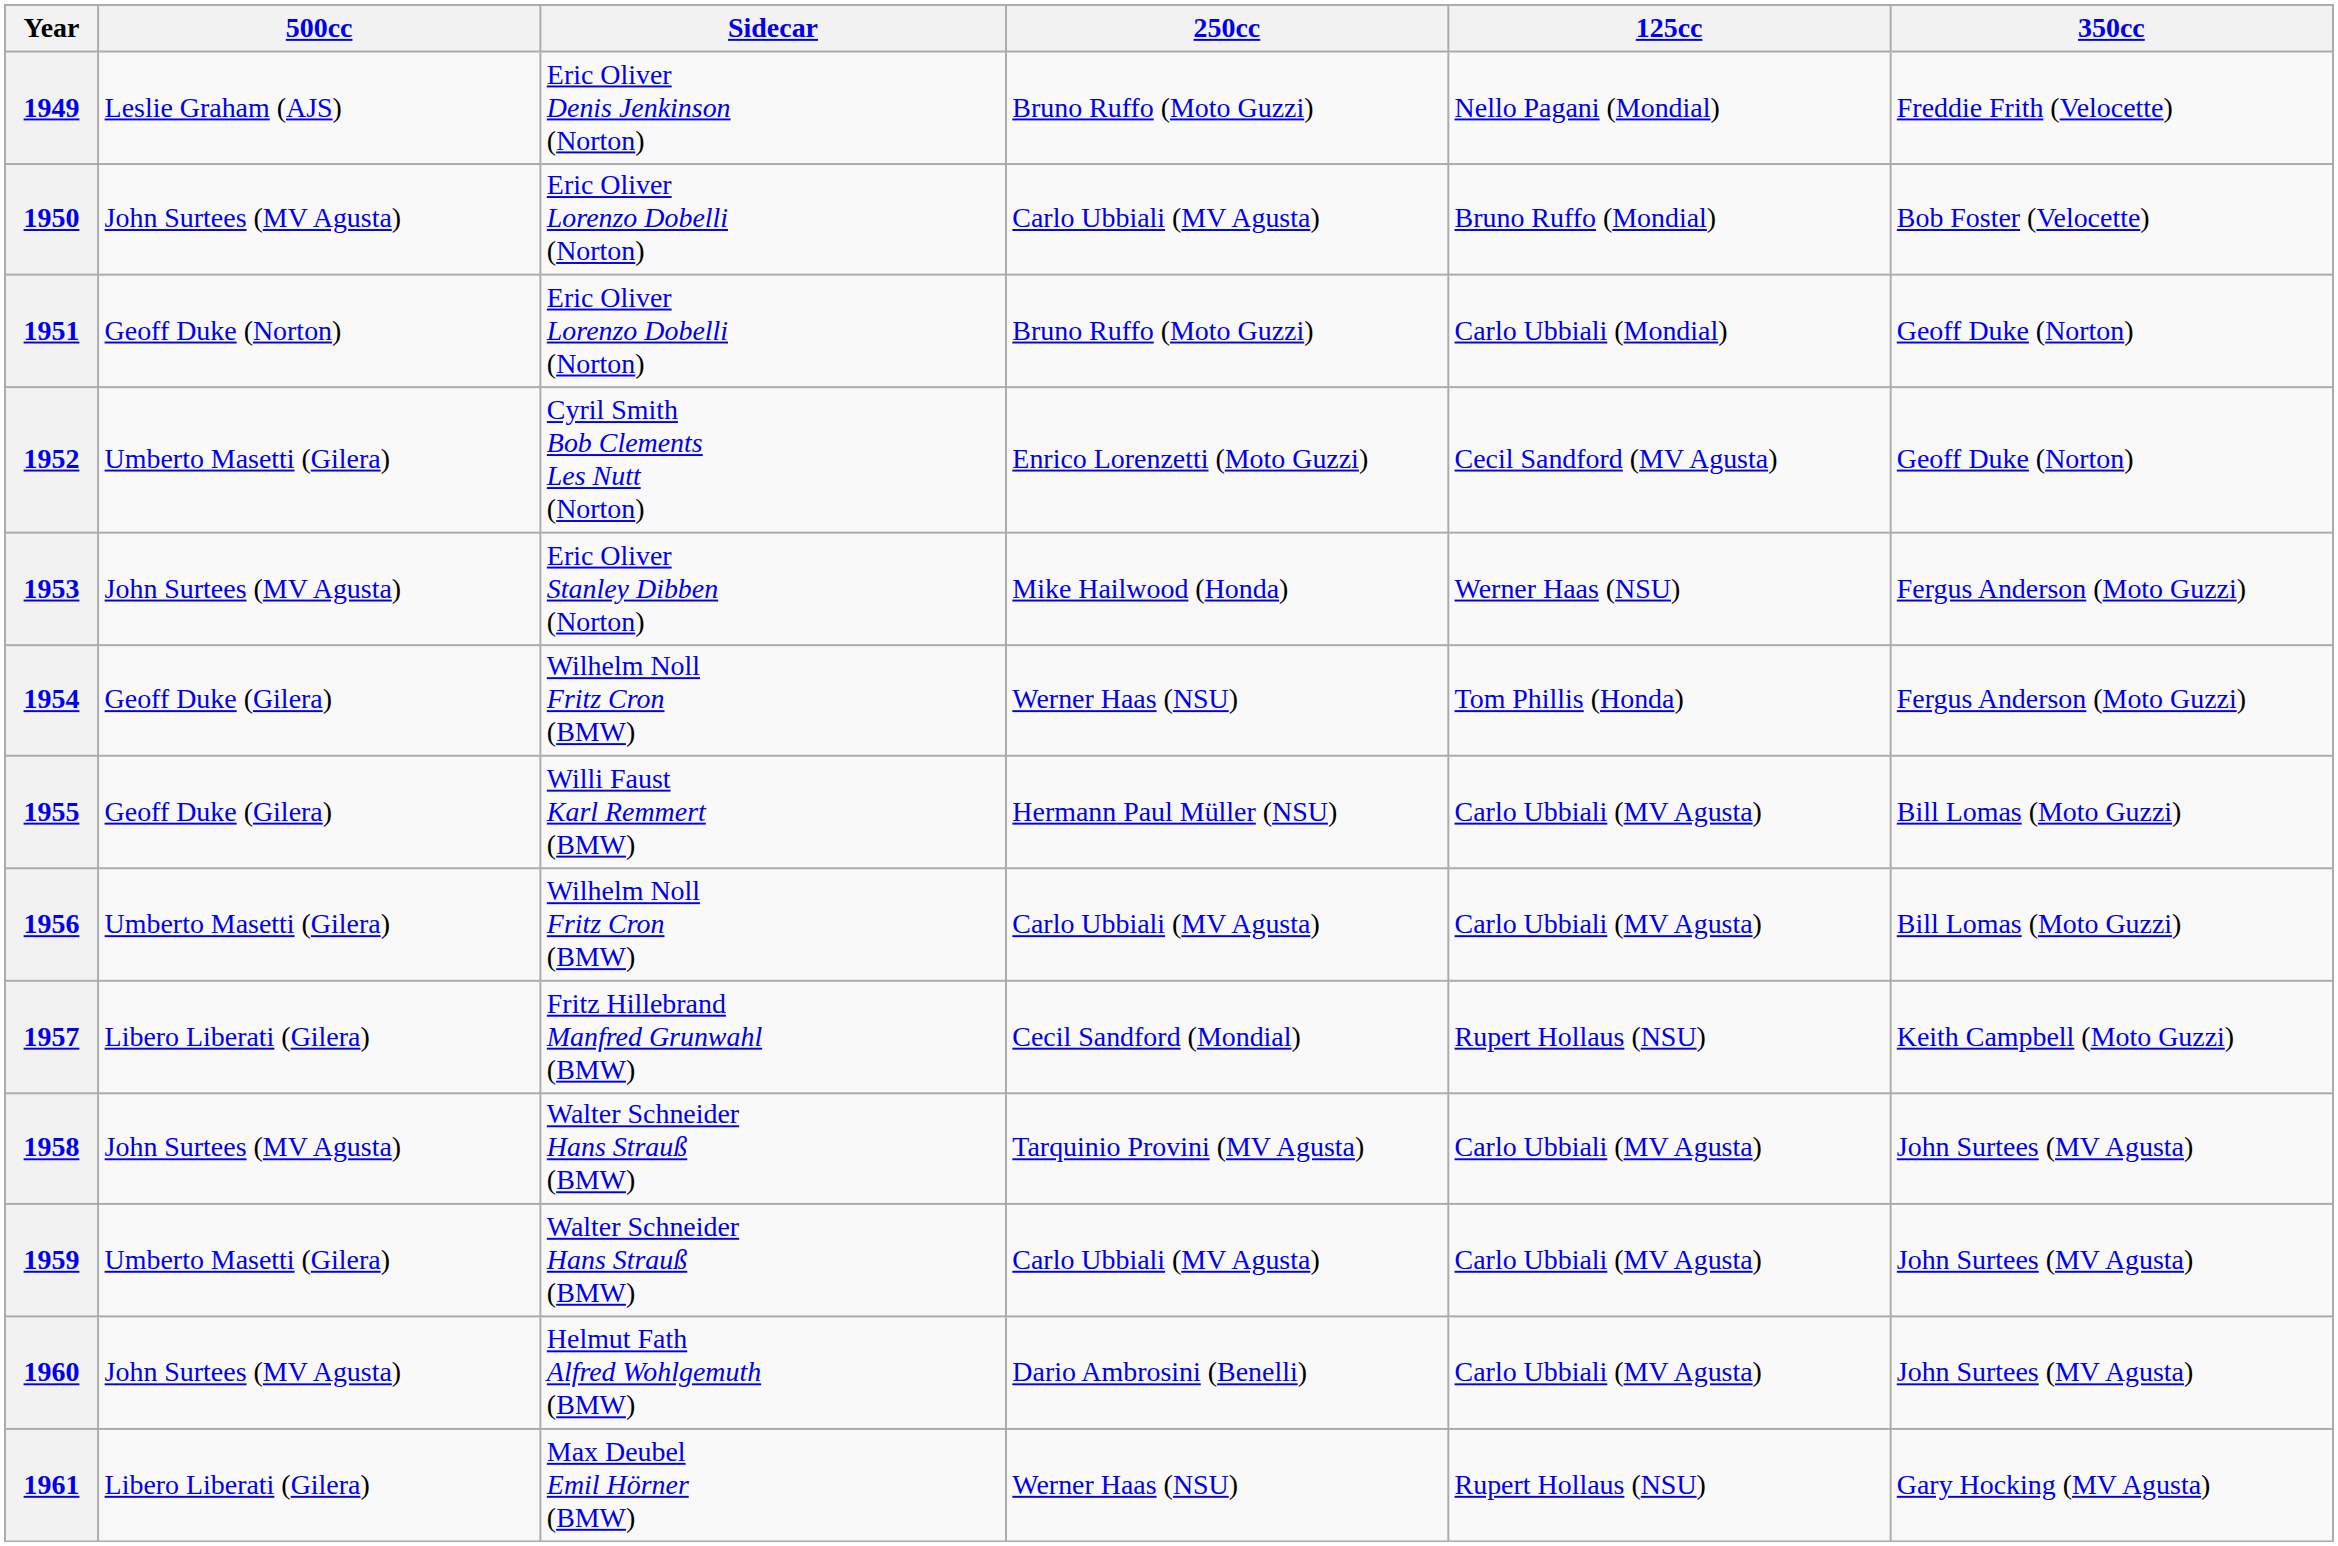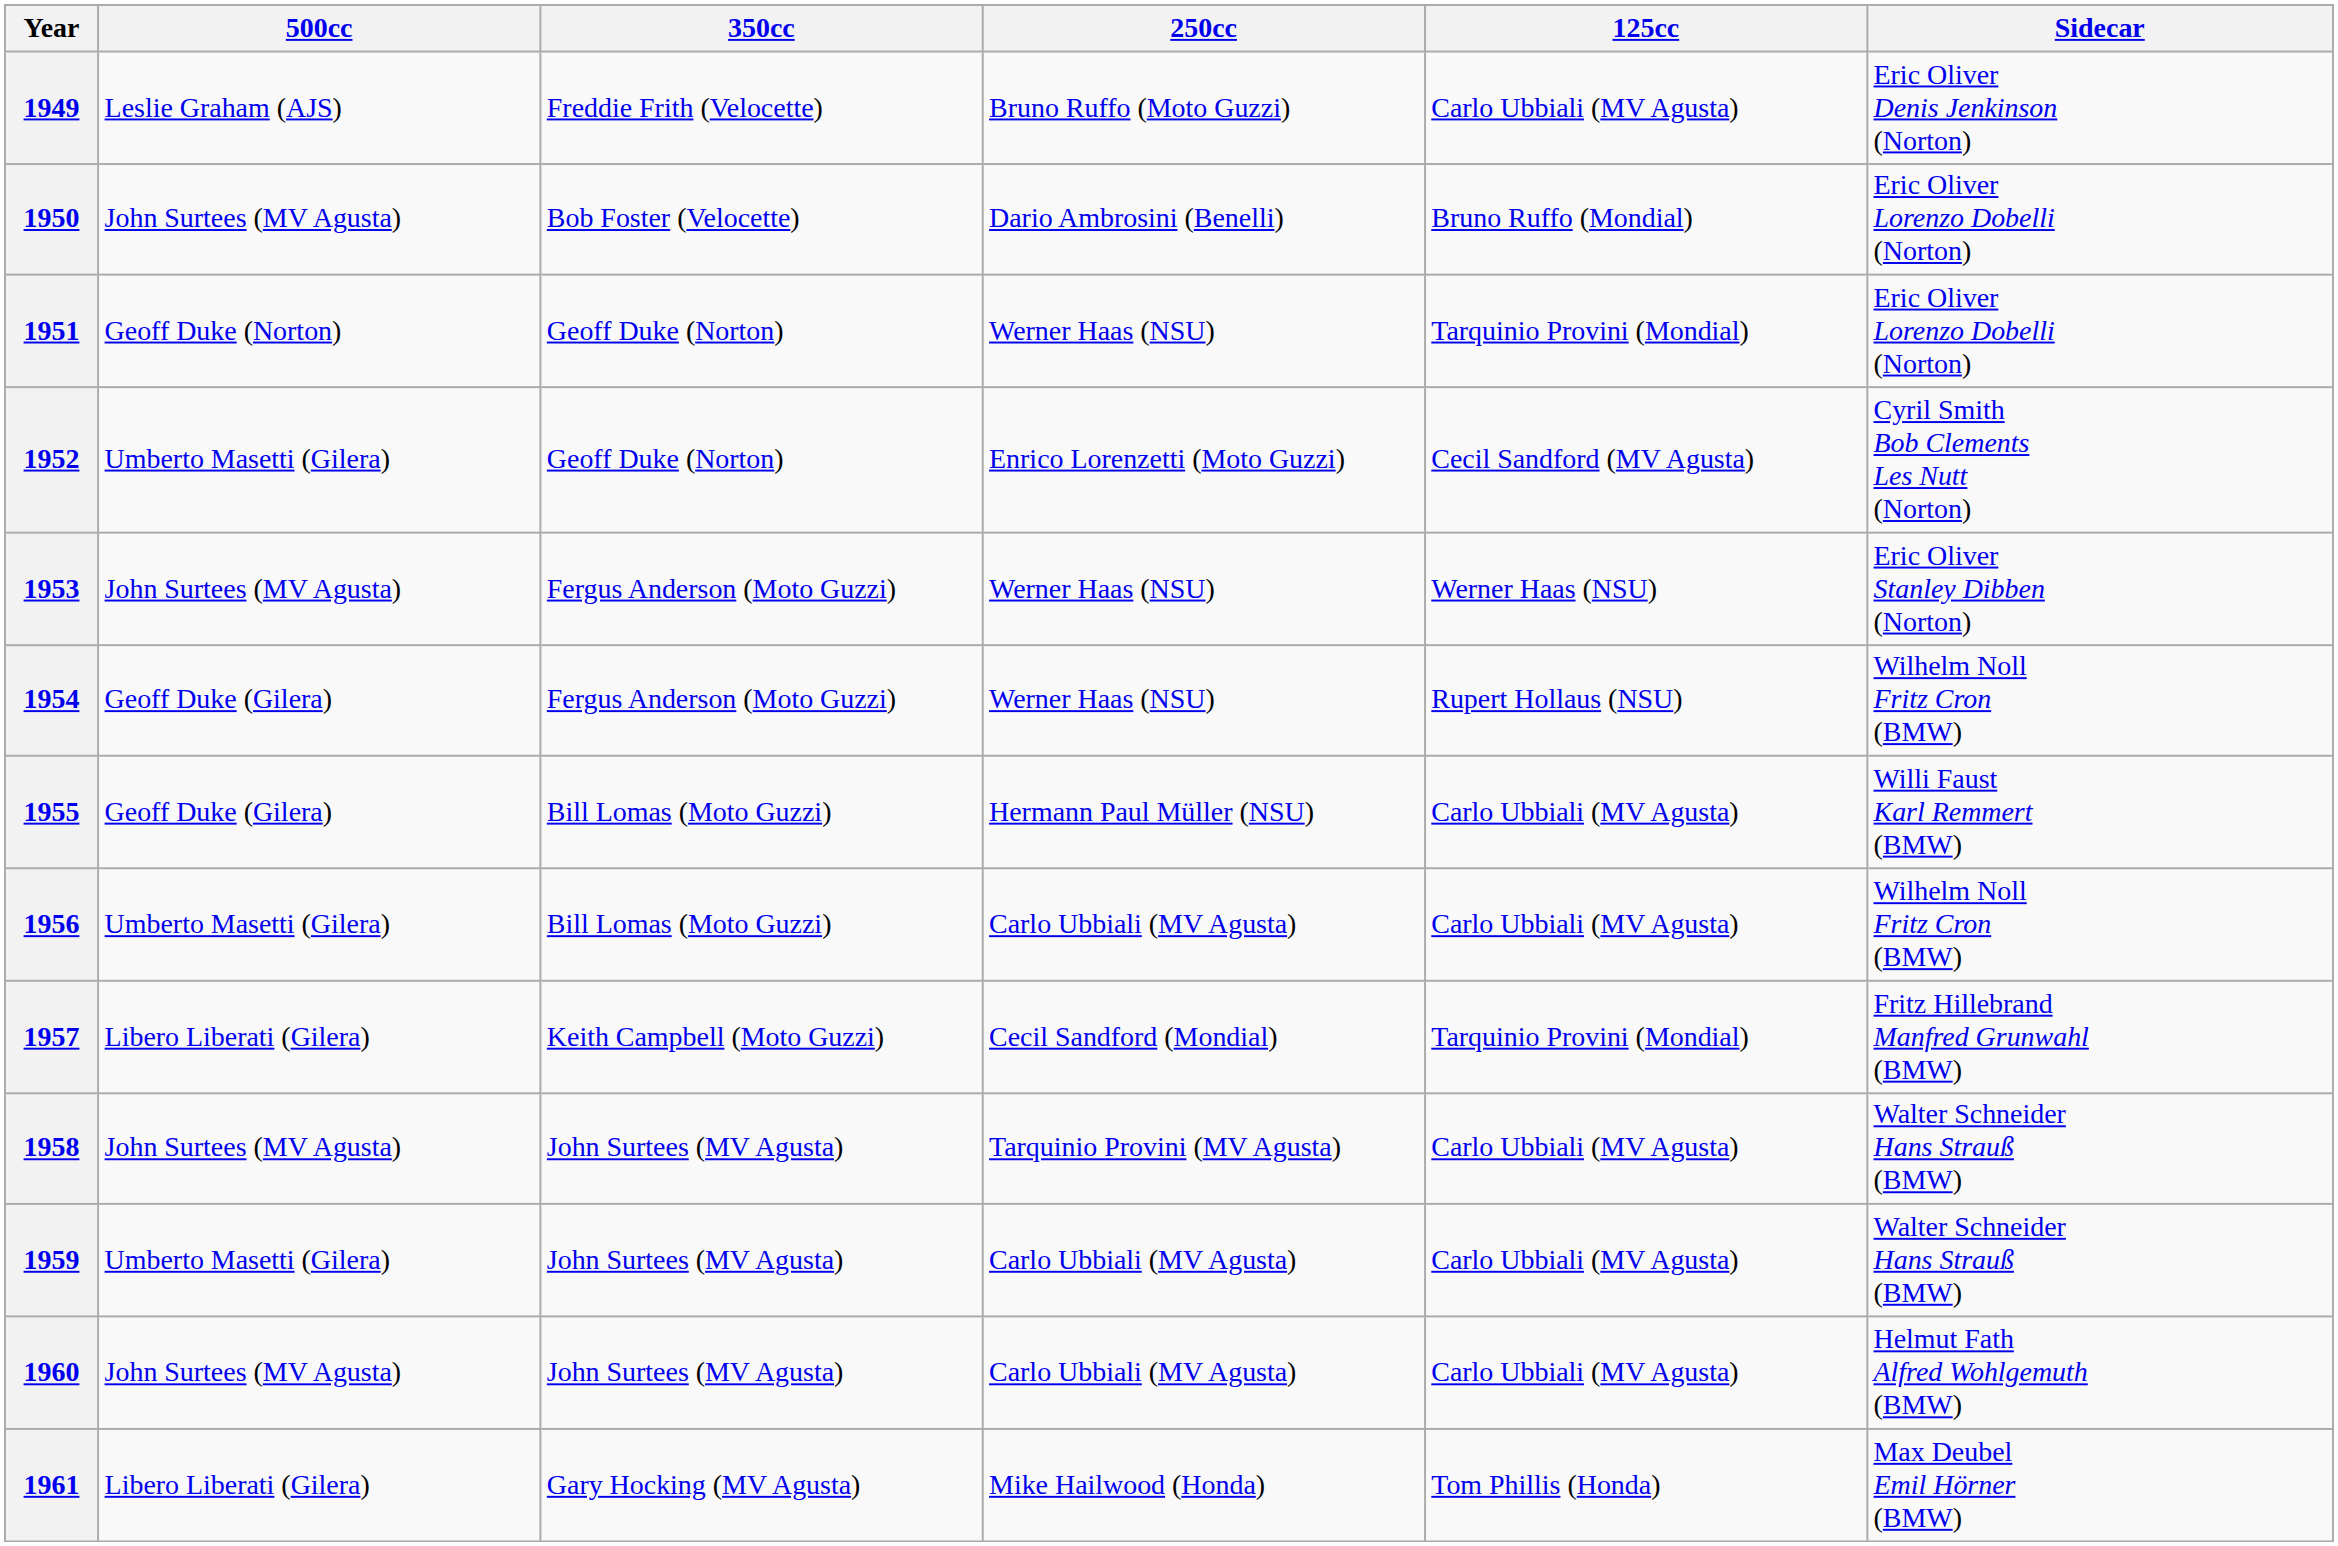columns swapped: (2111, 27) <-> (773, 27)
(1587, 106) Nello Pagani (Mondial) -> (1585, 106) Carlo Ubbiali (MV Agusta)
(1166, 219) Carlo Ubbiali (MV Agusta) -> (1136, 219) Dario Ambrosini (Benelli)
(1163, 331) Bruno Ruffo (Moto Guzzi) -> (1102, 331) Werner Haas (NSU)
(1591, 331) Carlo Ubbiali (Mondial) -> (1590, 331) Tarquinio Provini (Mondial)
(1150, 588) Mike Hailwood (Honda) -> (1102, 588) Werner Haas (NSU)
(1569, 700) Tom Phillis (Honda) -> (1557, 700) Rupert Hollaus (NSU)
(1580, 1036) Rupert Hollaus (NSU) -> (1590, 1036) Tarquinio Provini (Mondial)
(1160, 1372) Dario Ambrosini (Benelli) -> (1143, 1372) Carlo Ubbiali (MV Agusta)
(1125, 1484) Werner Haas (NSU) -> (1127, 1484) Mike Hailwood (Honda)
(1580, 1484) Rupert Hollaus (NSU) -> (1546, 1484) Tom Phillis (Honda)
